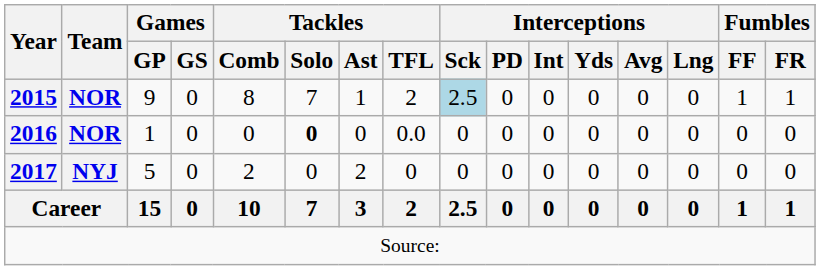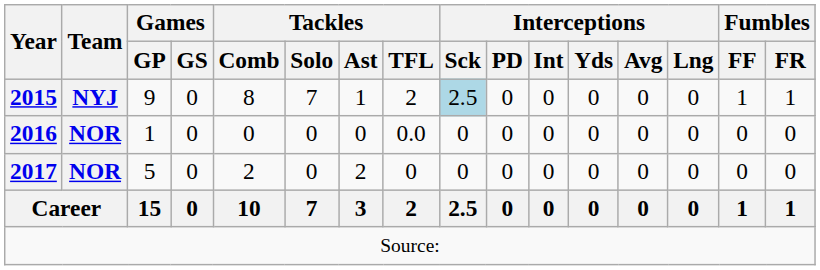(95, 97) NOR -> (95, 97) NYJ
(312, 134) bold -> (312, 134) normal
(95, 171) NYJ -> (95, 171) NOR
